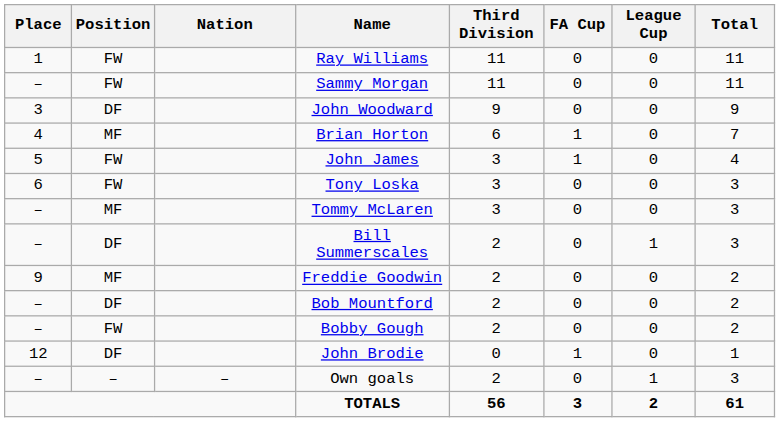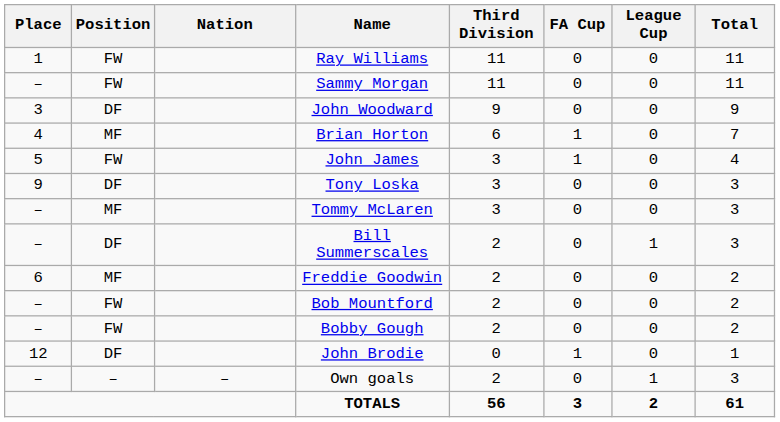(38, 186) 6 -> (38, 186) 9
(113, 186) FW -> (113, 186) DF
(38, 279) 9 -> (38, 279) 6
(113, 304) DF -> (113, 304) FW
